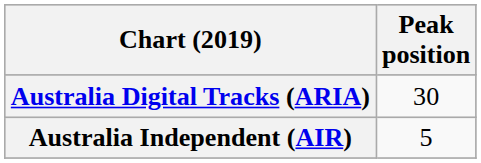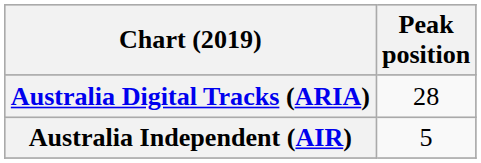(426, 95) 30 -> (426, 95) 28
